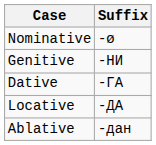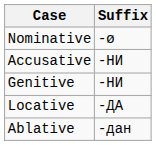+ row: (50, 61)
- row: (33, 84)
